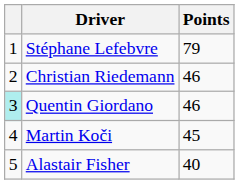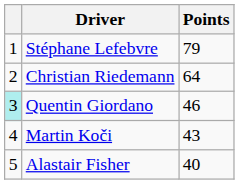(191, 77) 46 -> (191, 77) 64
(191, 135) 45 -> (191, 135) 43
